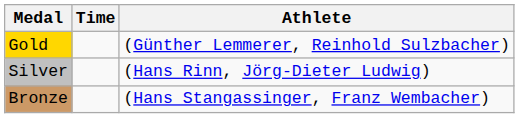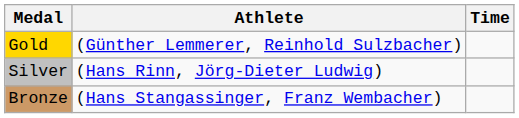columns swapped: (317, 18) <-> (96, 18)
